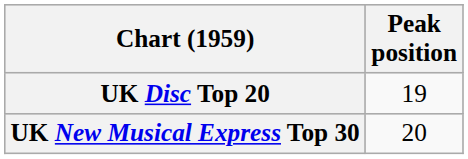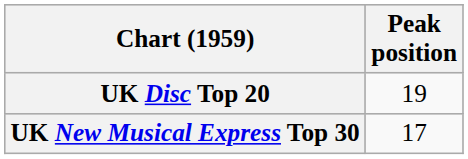(414, 133) 20 -> (414, 133) 17
